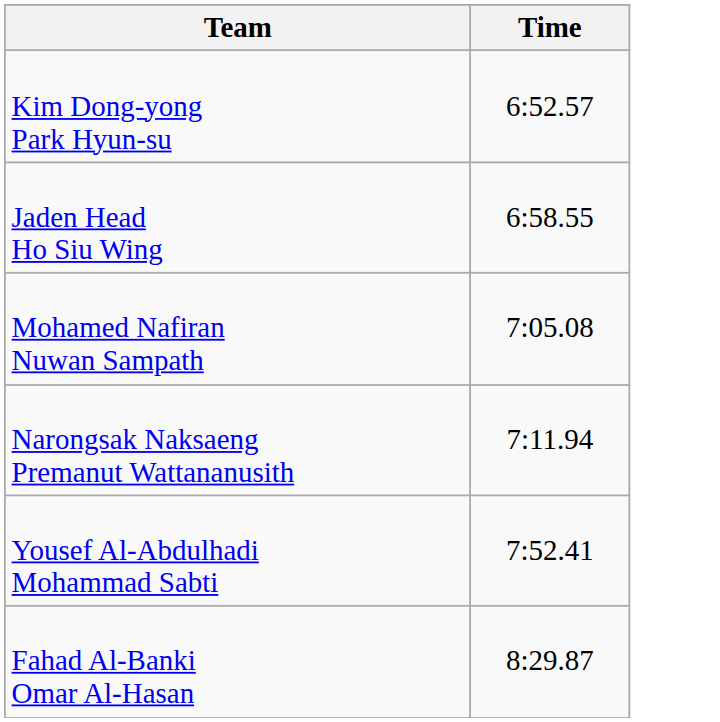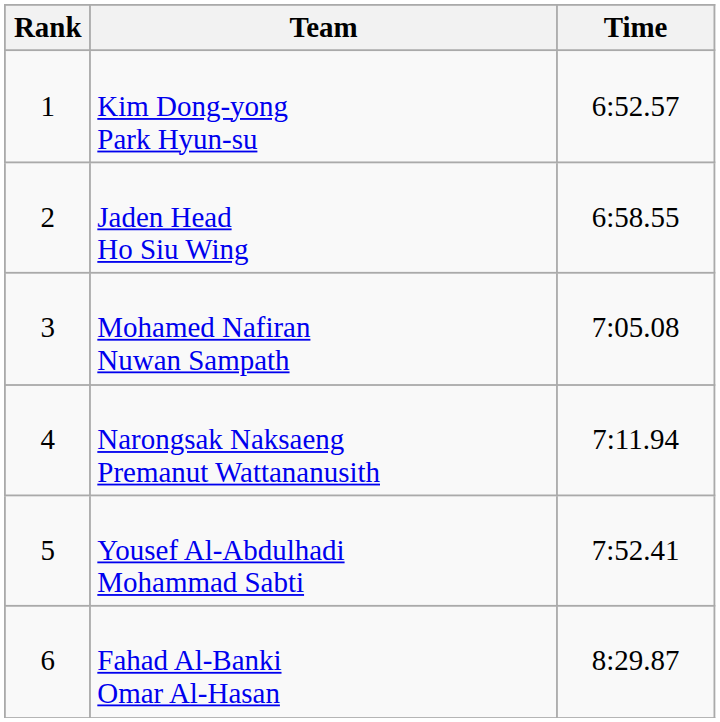+ column: (48, 27)
